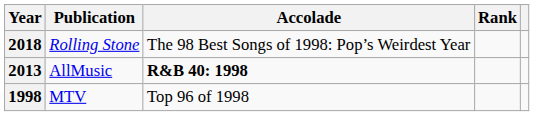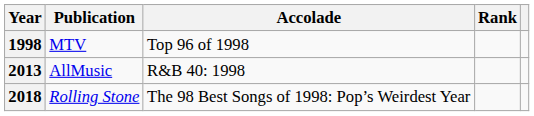rows swapped: (25, 96) <-> (25, 44)
(197, 70) bold -> (196, 70) normal
